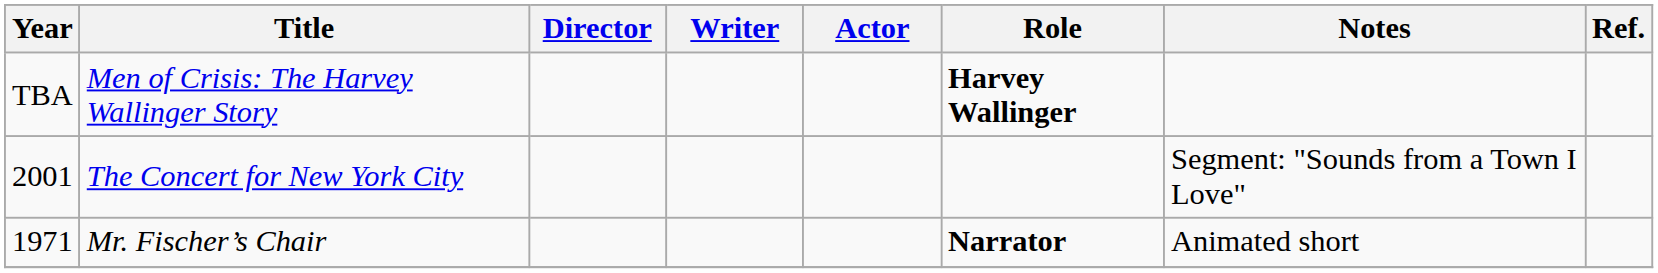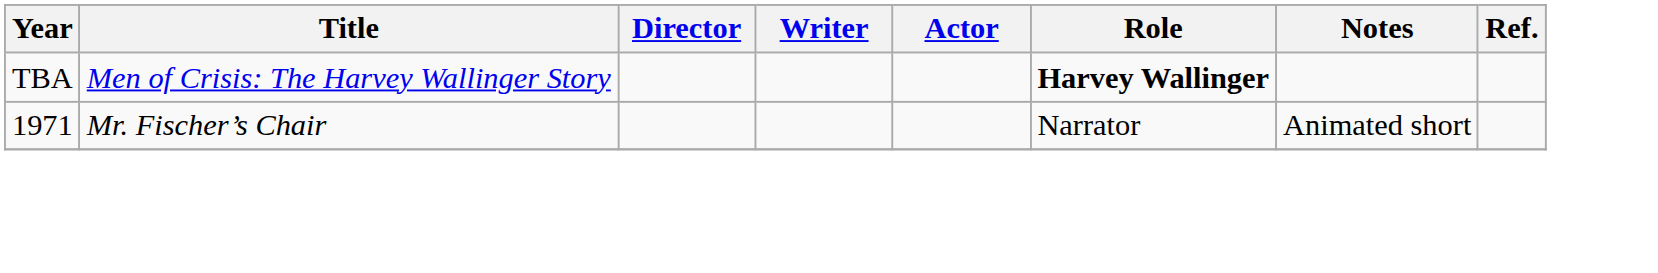- row: (275, 176)
(1007, 241) bold -> (1089, 125) normal
